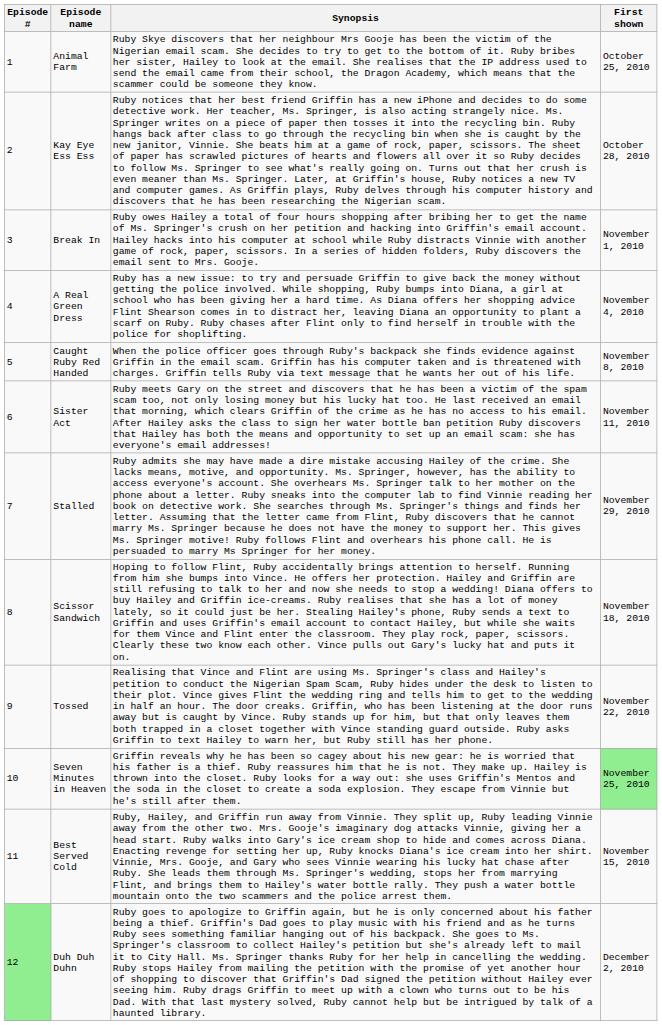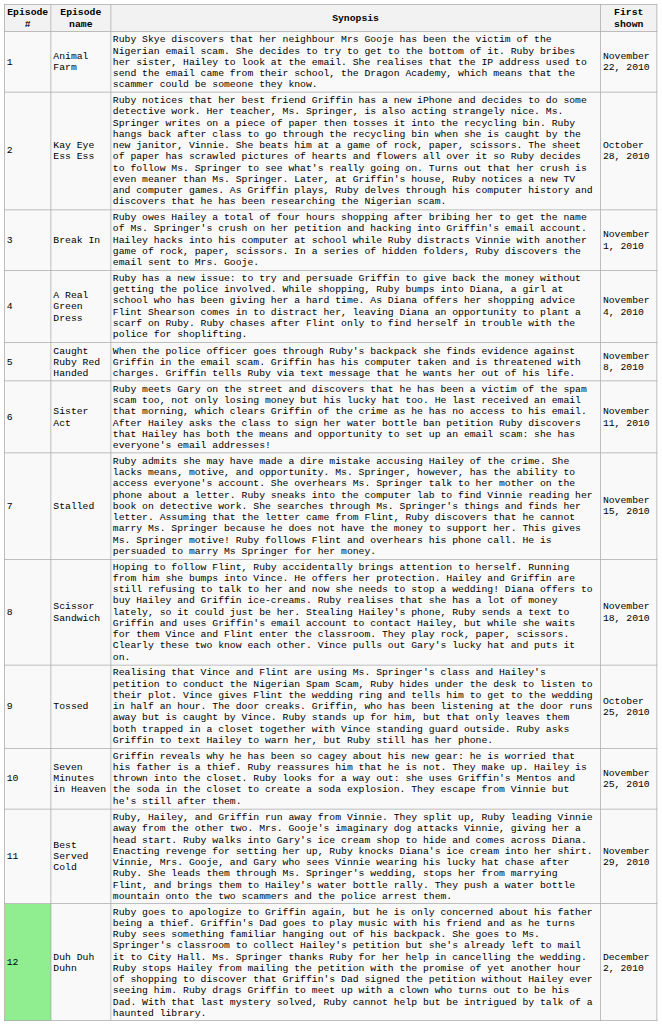(626, 62) October 25, 2010 -> (626, 62) November 22, 2010
(626, 506) November 29, 2010 -> (626, 506) November 15, 2010
(626, 707) November 22, 2010 -> (626, 707) October 25, 2010
(626, 779) lightgreen background -> (626, 779) no background
(626, 856) November 15, 2010 -> (626, 856) November 29, 2010
